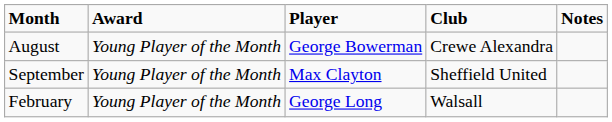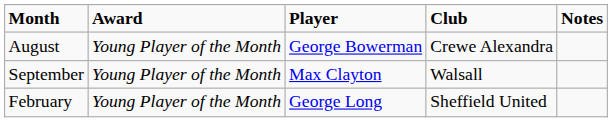(489, 74) Sheffield United -> (457, 74) Walsall
(457, 102) Walsall -> (489, 102) Sheffield United
